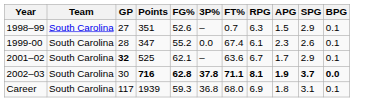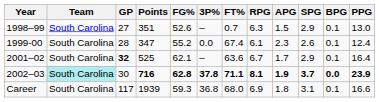+ column: (362, 12)
(81, 74) no background -> (81, 74) paleturquoise background
